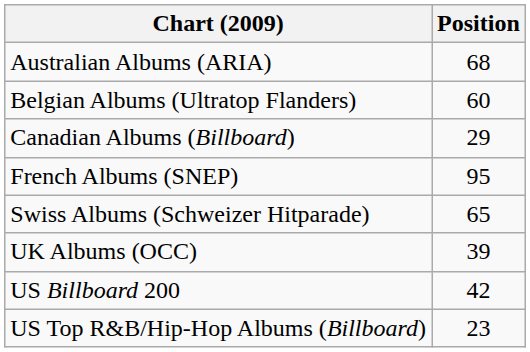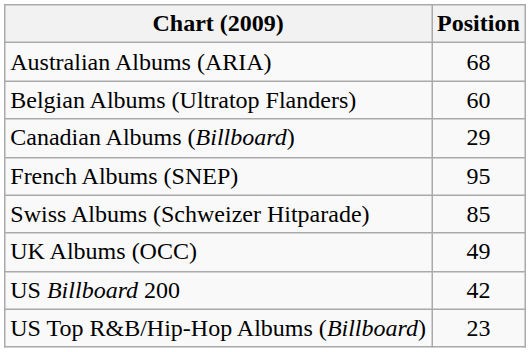(478, 213) 65 -> (478, 213) 85
(478, 251) 39 -> (478, 251) 49
